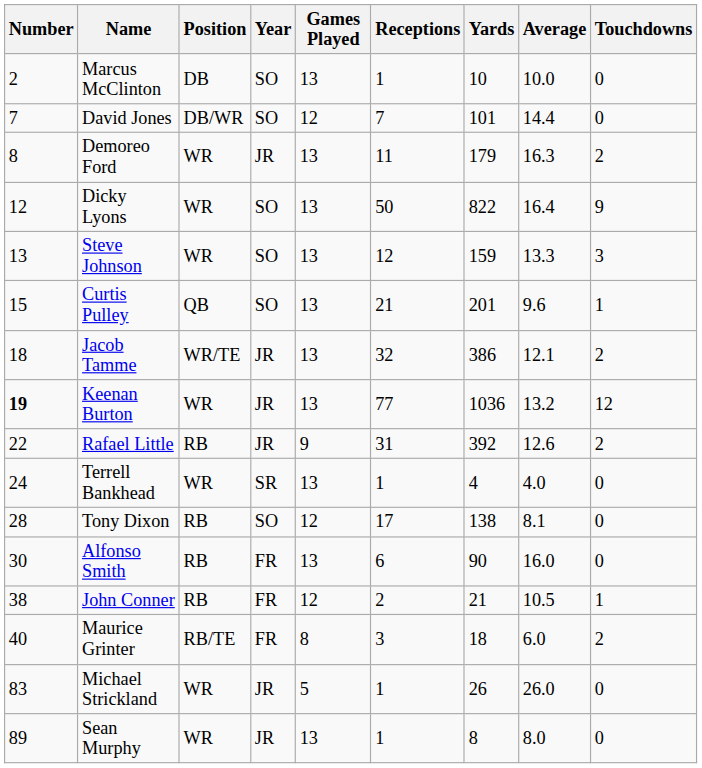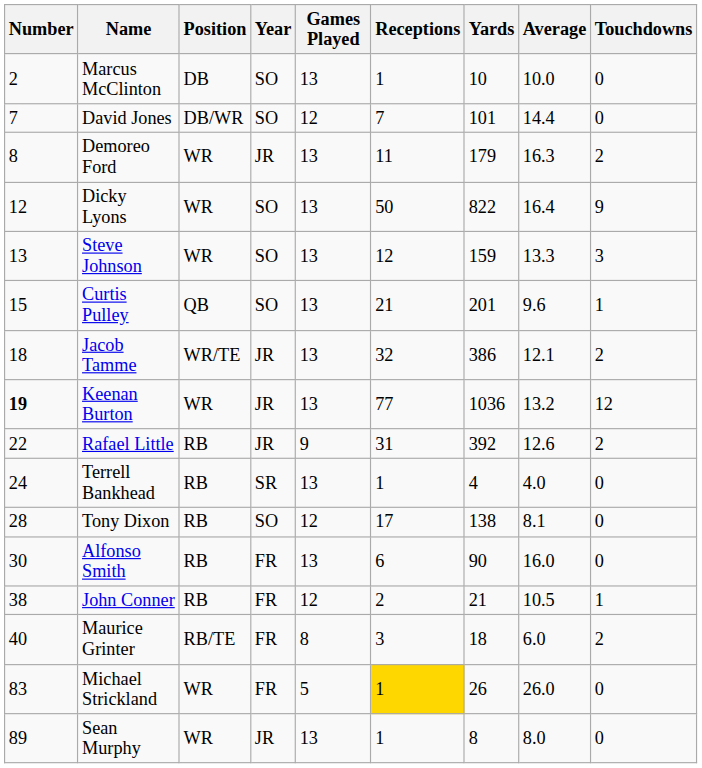(198, 482) WR -> (196, 482) RB
(264, 688) JR -> (266, 688) FR
(380, 688) no background -> (380, 688) gold background
